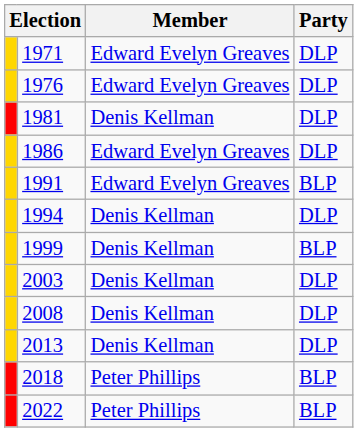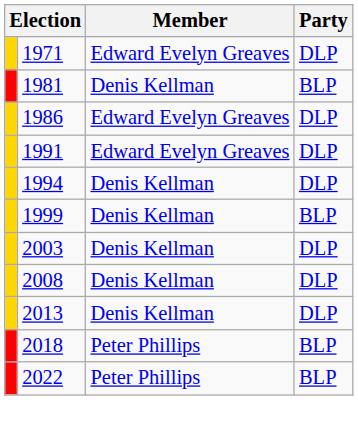- row: (43, 85)
(318, 118) DLP -> (318, 85) BLP
(318, 183) BLP -> (318, 150) DLP
